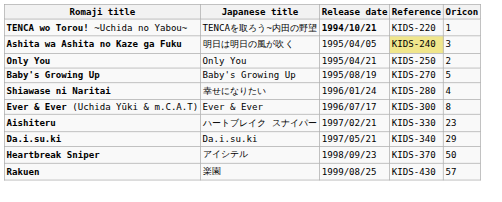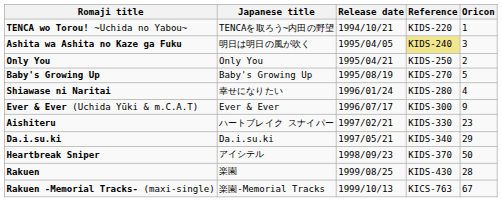(349, 28) bold -> (366, 28) normal
(448, 107) 8 -> (465, 107) 9
(451, 172) 57 -> (467, 172) 28
+ row: (111, 189)
